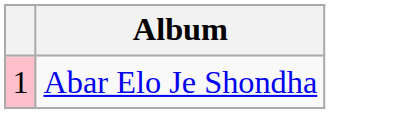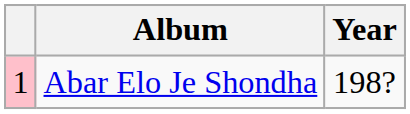+ column: (364, 30)
